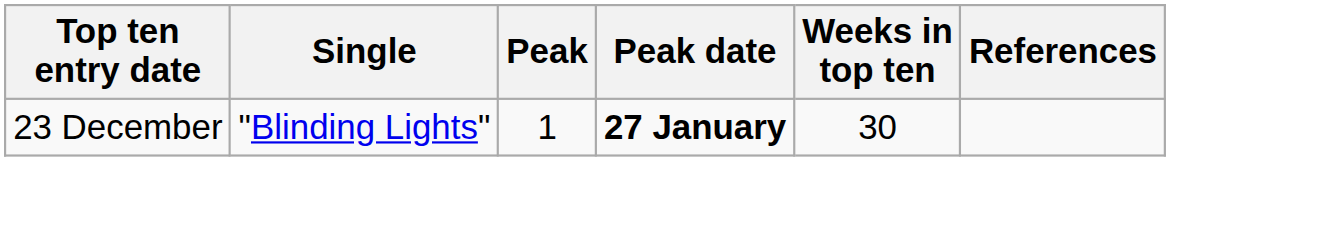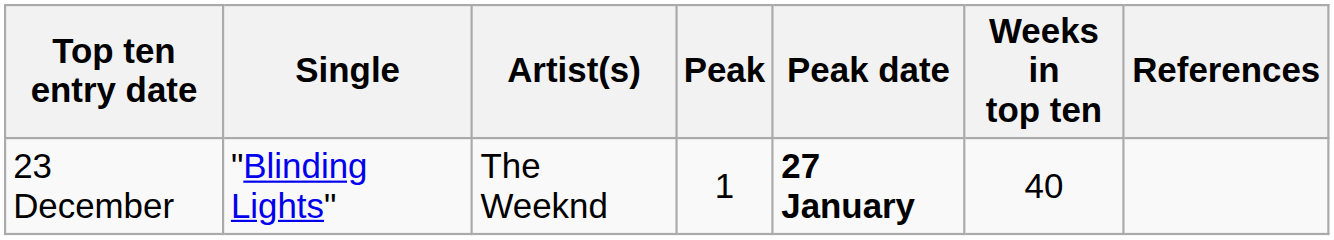+ column: (574, 71)
(878, 126) 30 -> (1044, 185) 40
